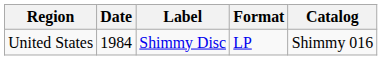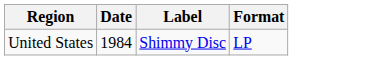- column: (332, 17)
